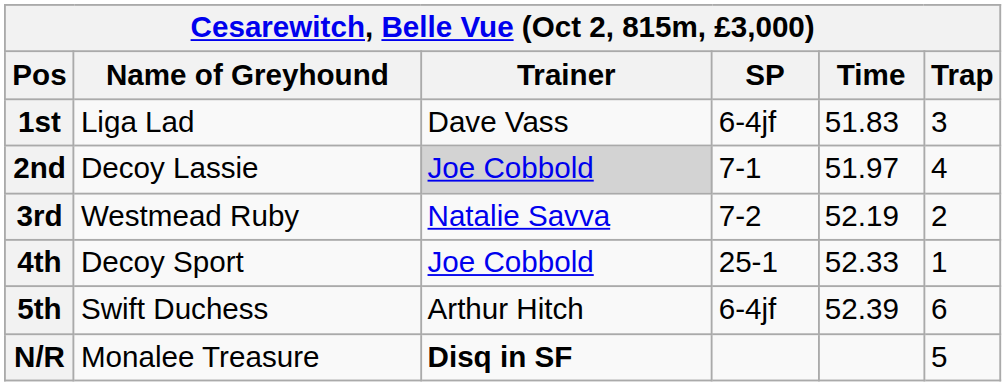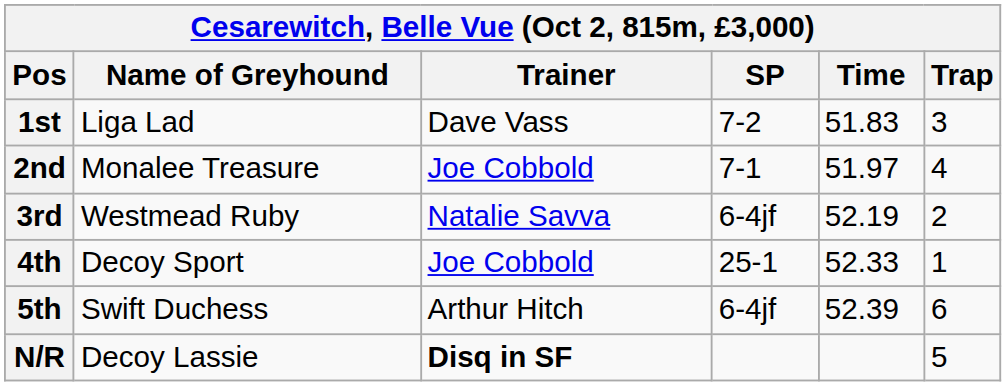(747, 121) 6-4jf -> (740, 121) 7-2
(170, 168) Decoy Lassie -> (200, 168) Monalee Treasure
(511, 168) lightgrey background -> (511, 168) no background
(740, 215) 7-2 -> (747, 215) 6-4jf
(200, 356) Monalee Treasure -> (170, 356) Decoy Lassie
